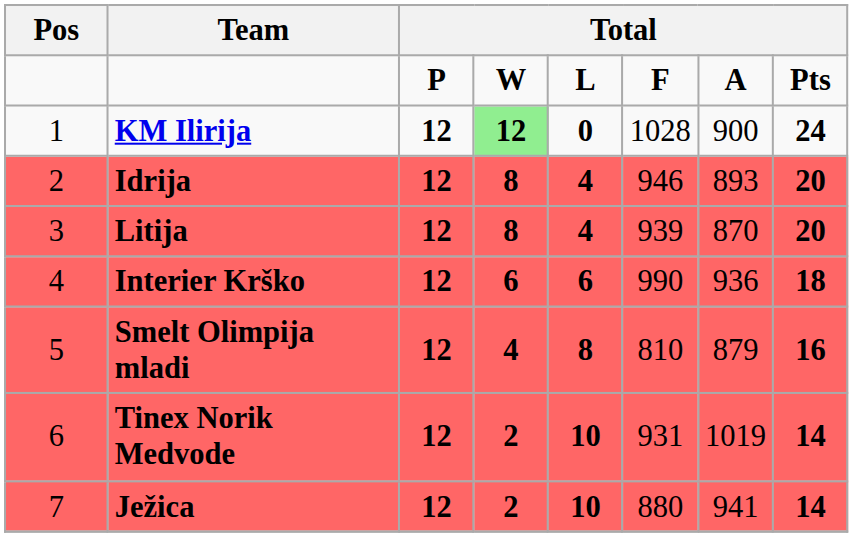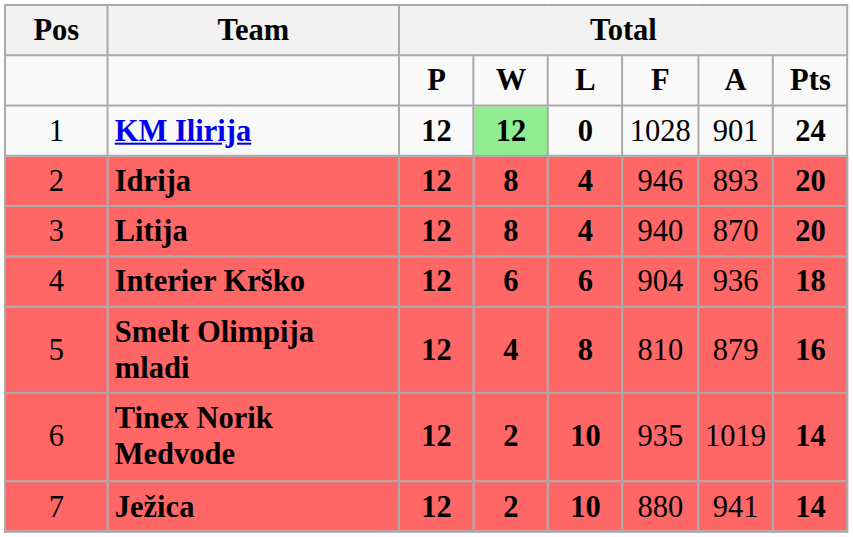(736, 130) 900 -> (736, 130) 901
(660, 231) 939 -> (660, 231) 940
(660, 281) 990 -> (660, 281) 904
(660, 436) 931 -> (660, 436) 935
